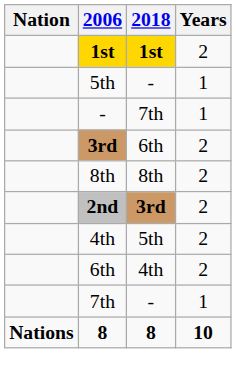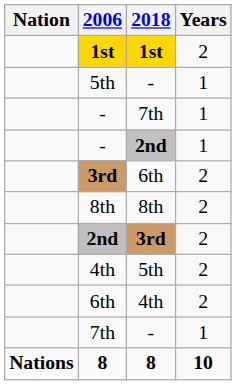+ row: (102, 144)
